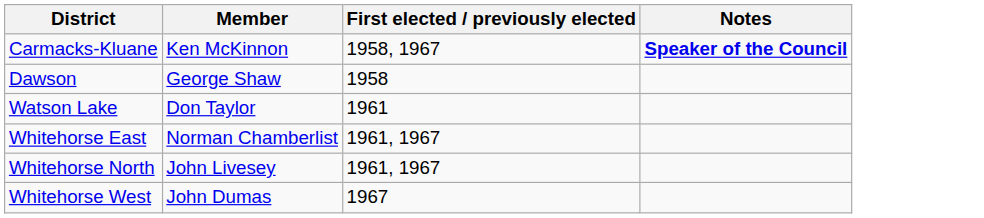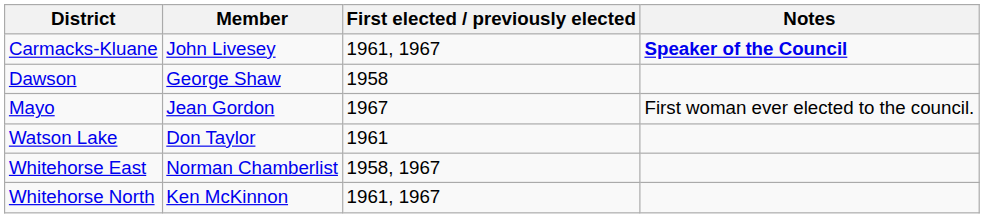(227, 49) Ken McKinnon -> (221, 49) John Livesey
(393, 49) 1958, 1967 -> (393, 49) 1961, 1967
+ row: (32, 108)
(393, 138) 1961, 1967 -> (393, 167) 1958, 1967
(221, 167) John Livesey -> (227, 197) Ken McKinnon
- row: (80, 197)
